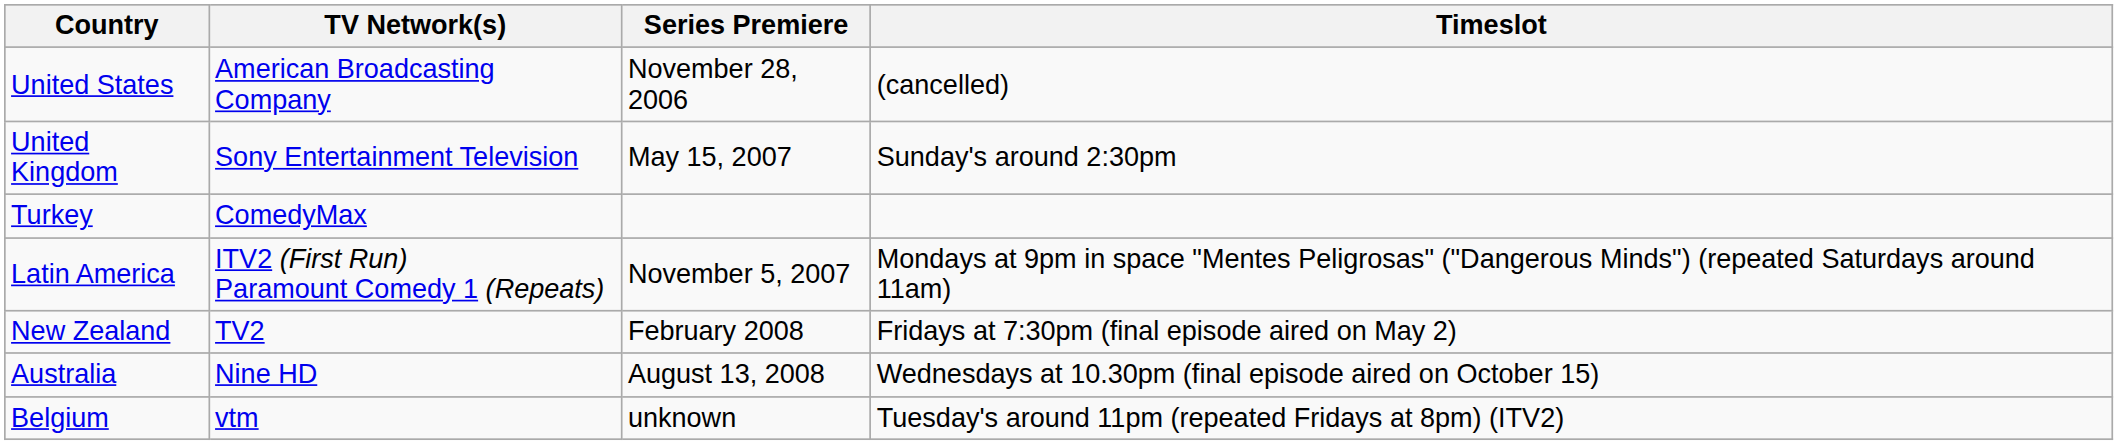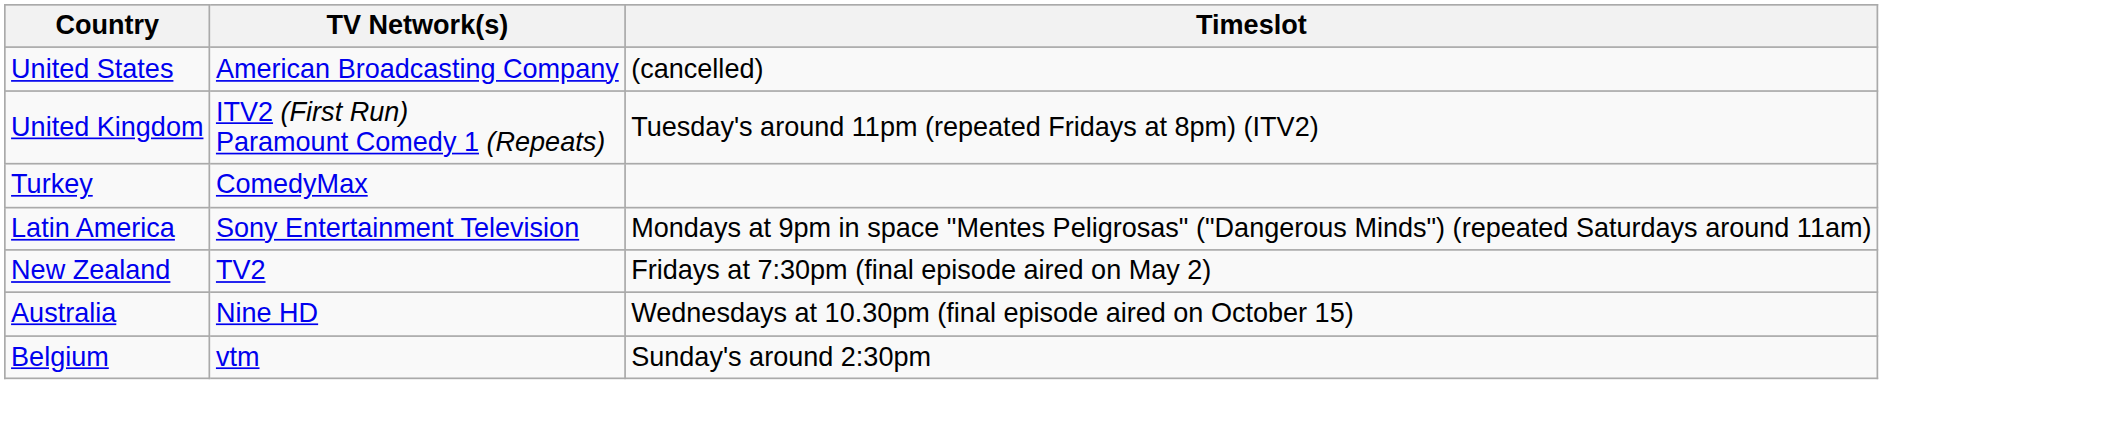- column: (746, 25)
(397, 157) Sony Entertainment Television -> (411, 126) ITV2 (First Run) Paramount Comedy 1 (Repeats)
(1027, 157) Sunday's around 2:30pm -> (975, 126) Tuesday's around 11pm (repeated Fridays at 8pm) (ITV2)
(410, 273) ITV2 (First Run) Paramount Comedy 1 (Repeats) -> (398, 227) Sony Entertainment Television
(1220, 417) Tuesday's around 11pm (repeated Fridays at 8pm) (ITV2) -> (781, 356) Sunday's around 2:30pm
